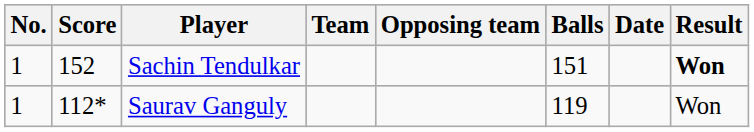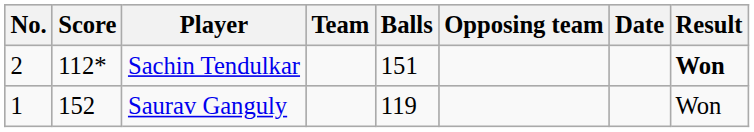columns swapped: (577, 24) <-> (460, 24)
(17, 65) 1 -> (17, 65) 2
(77, 65) 152 -> (82, 65) 112*
(82, 106) 112* -> (77, 106) 152
